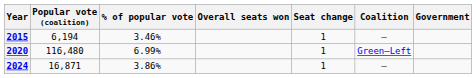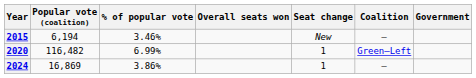(323, 37) 1 -> (323, 37) New
(65, 51) 116,480 -> (65, 51) 116,482
(65, 66) 16,871 -> (65, 66) 16,869
